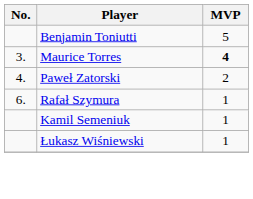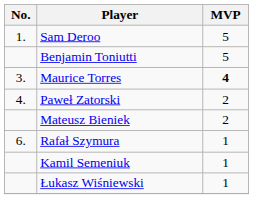+ row: (70, 36)
+ row: (85, 120)
